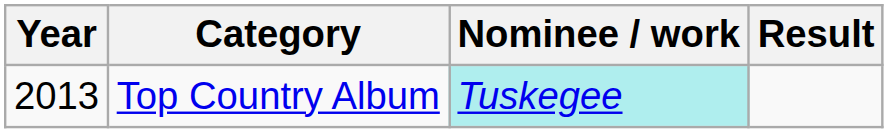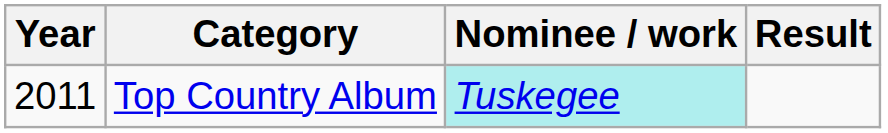(57, 95) 2013 -> (55, 95) 2011
